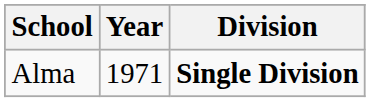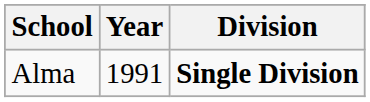(135, 72) 1971 -> (135, 72) 1991
